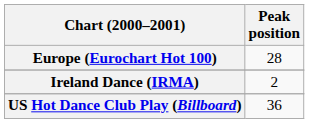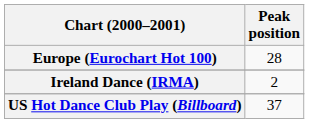(274, 105) 36 -> (274, 105) 37
